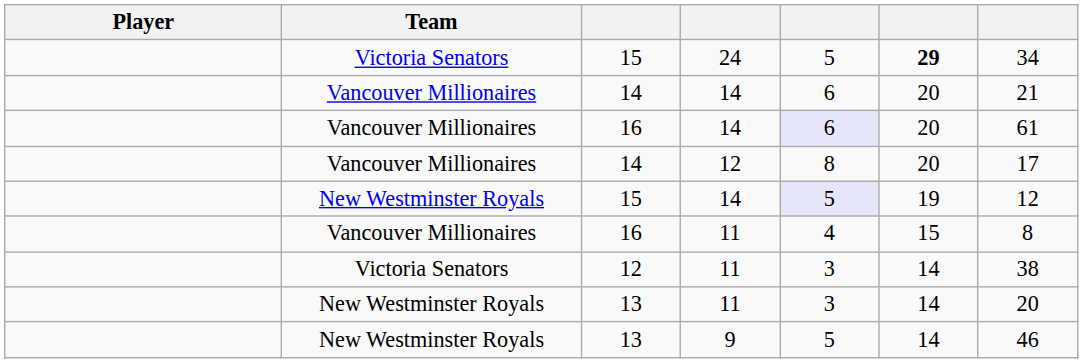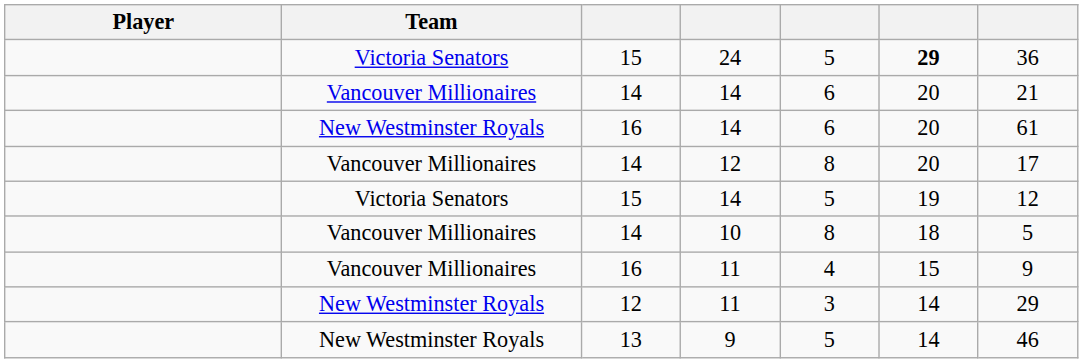(1028, 57) 34 -> (1028, 57) 36
(432, 127) Vancouver Millionaires -> (432, 127) New Westminster Royals
(829, 127) lavender background -> (829, 127) no background
(432, 198) New Westminster Royals -> (432, 198) Victoria Senators
(829, 198) lavender background -> (829, 198) no background
+ row: (631, 233)
(1028, 233) 8 -> (1028, 269) 9
(432, 269) Victoria Senators -> (432, 304) New Westminster Royals
(1028, 269) 38 -> (1028, 304) 29
- row: (631, 304)
